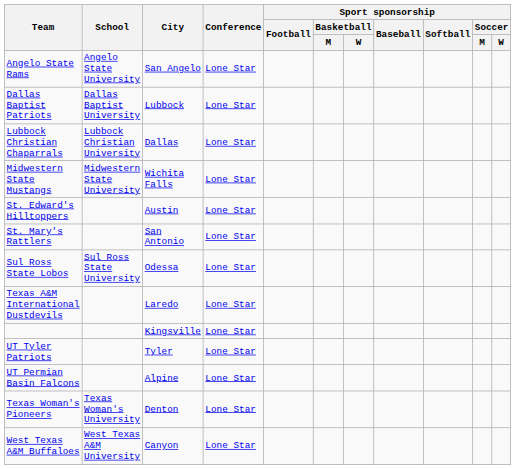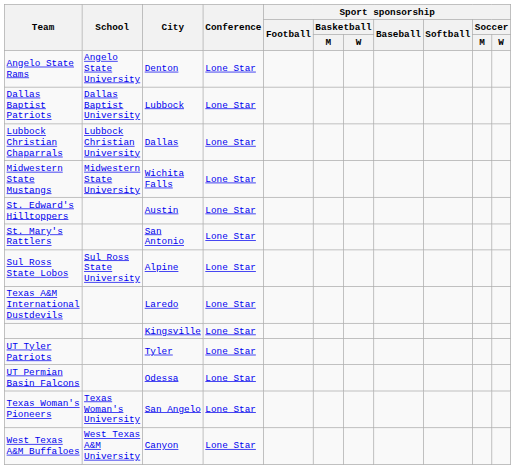(173, 69) San Angelo -> (162, 69) Denton
(162, 268) Odessa -> (162, 268) Alpine
(162, 378) Alpine -> (162, 378) Odessa
(162, 409) Denton -> (173, 409) San Angelo
